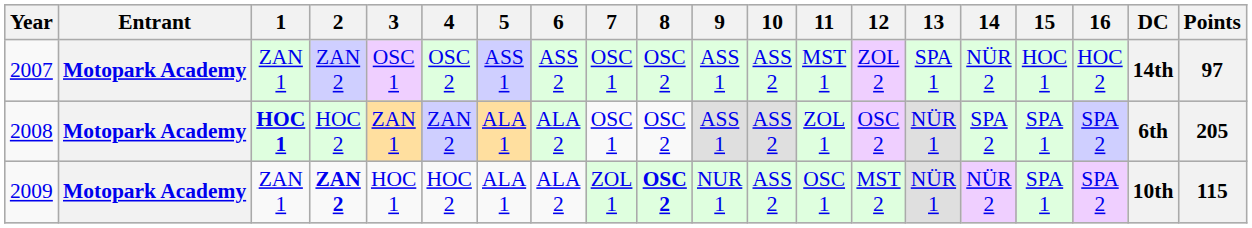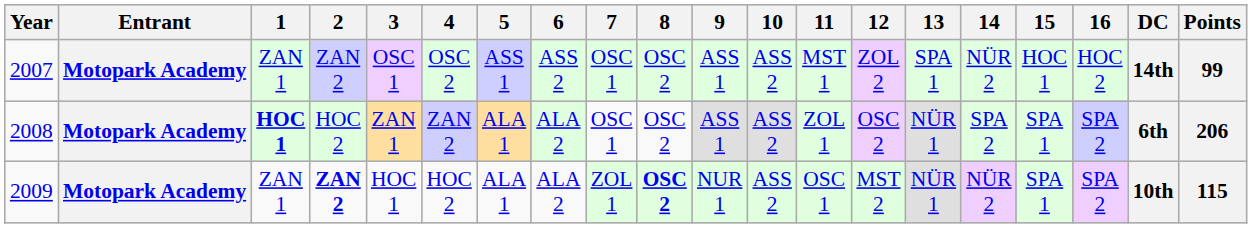(1212, 69) 97 -> (1212, 69) 99
(1212, 130) 205 -> (1212, 130) 206
